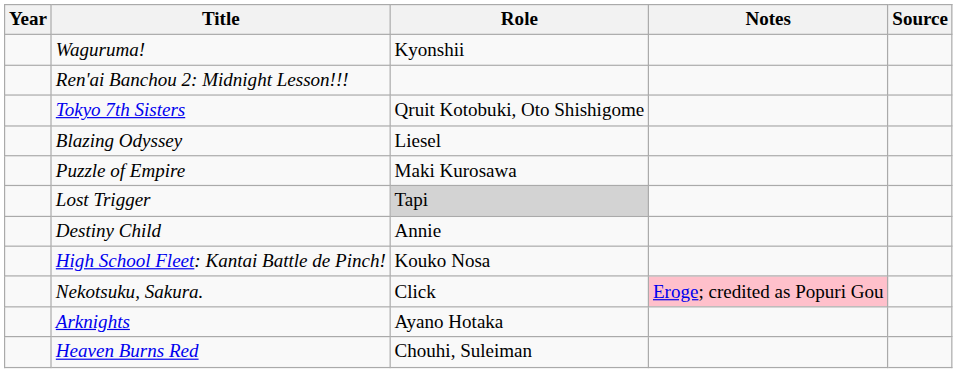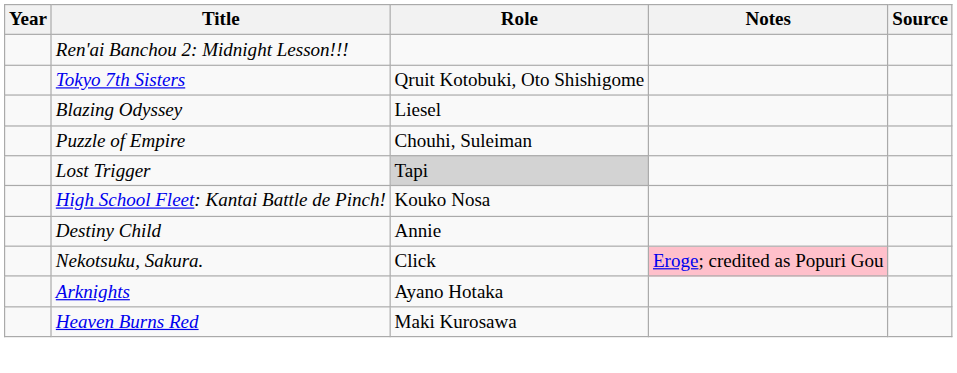- row: (100, 49)
(456, 170) Maki Kurosawa -> (463, 140) Chouhi, Suleiman
rows swapped: (221, 261) <-> (108, 230)
(463, 351) Chouhi, Suleiman -> (456, 321) Maki Kurosawa
